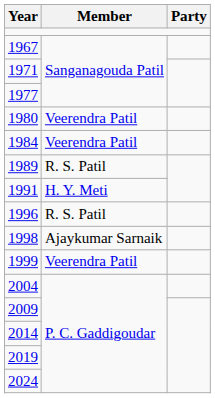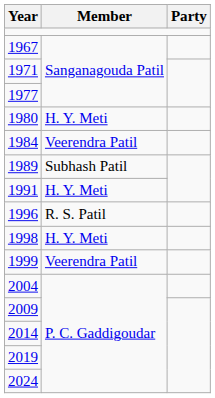(91, 118) Veerendra Patil -> (76, 118) H. Y. Meti
(75, 166) R. S. Patil -> (86, 166) Subhash Patil
(104, 238) Ajaykumar Sarnaik -> (76, 238) H. Y. Meti
